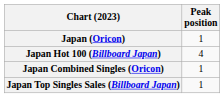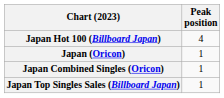rows swapped: (93, 38) <-> (93, 54)
